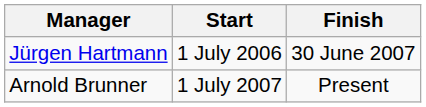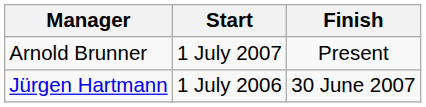rows swapped: (88, 53) <-> (78, 85)
